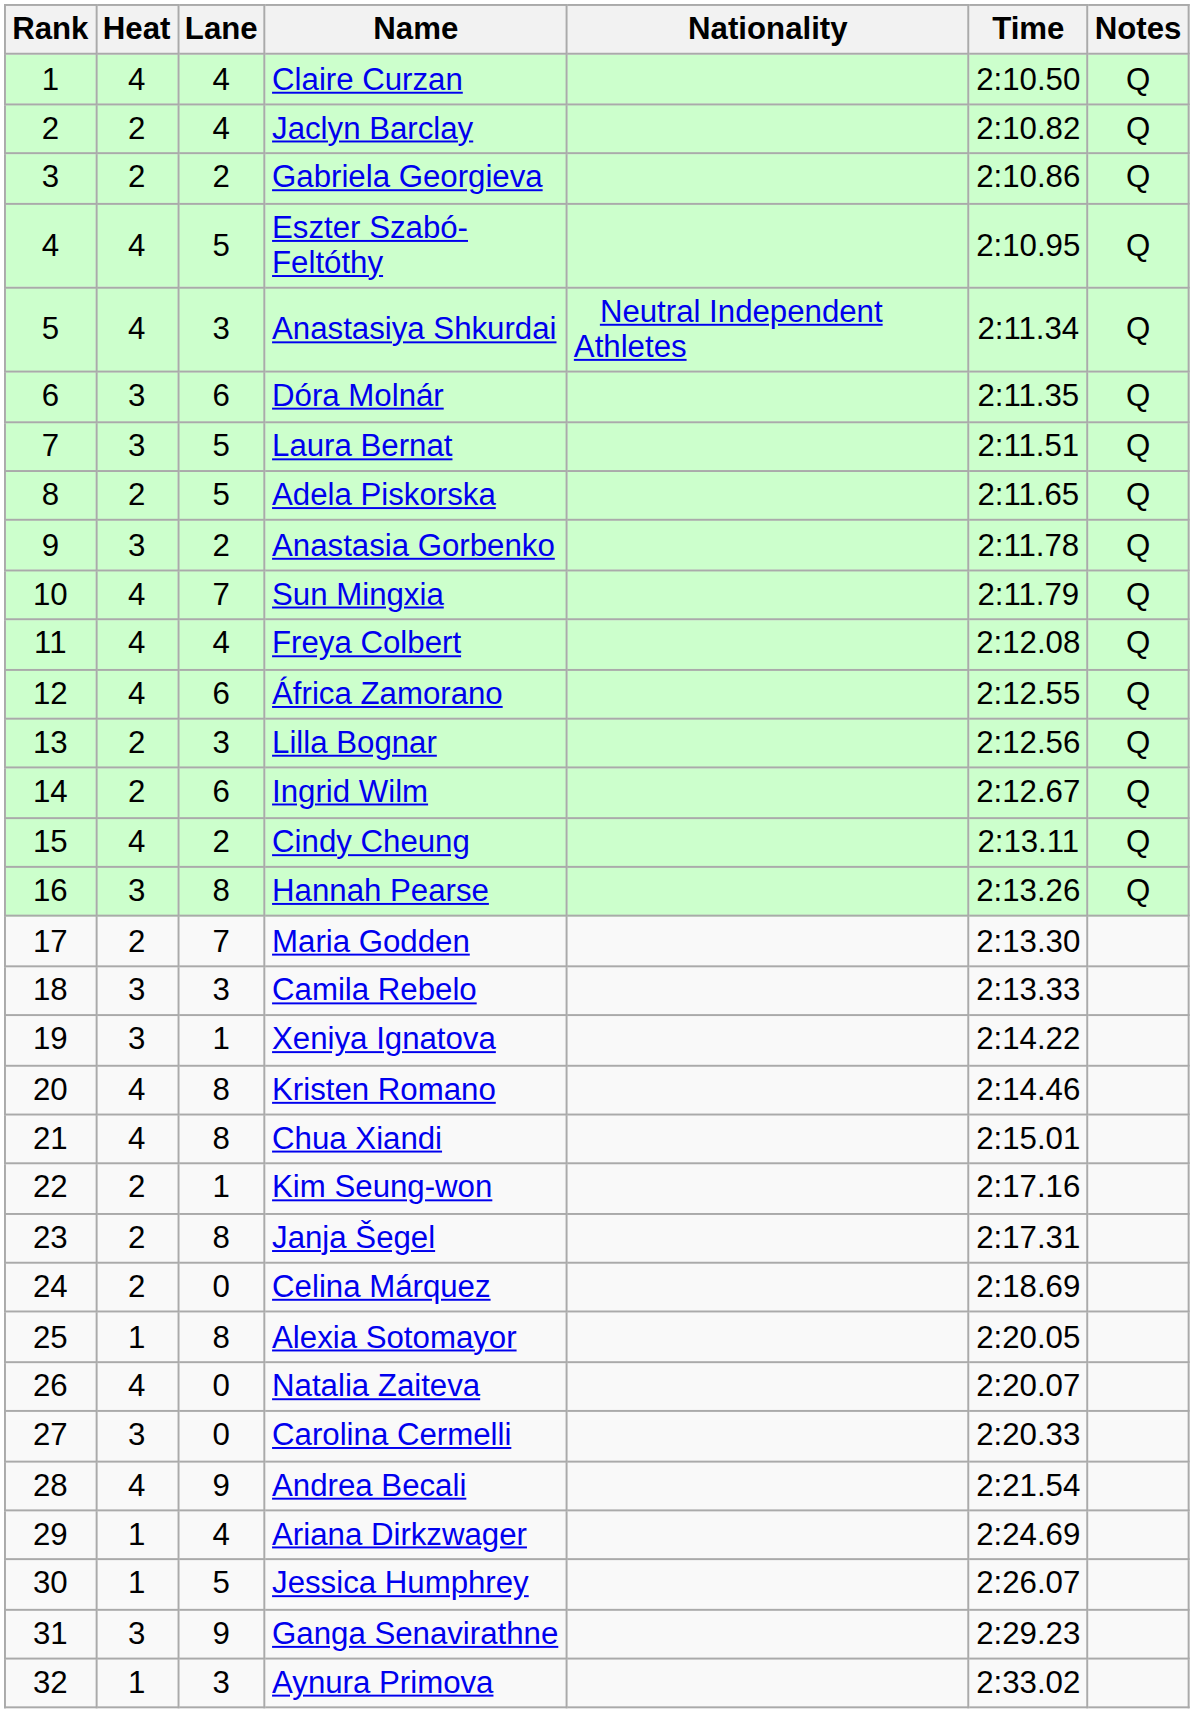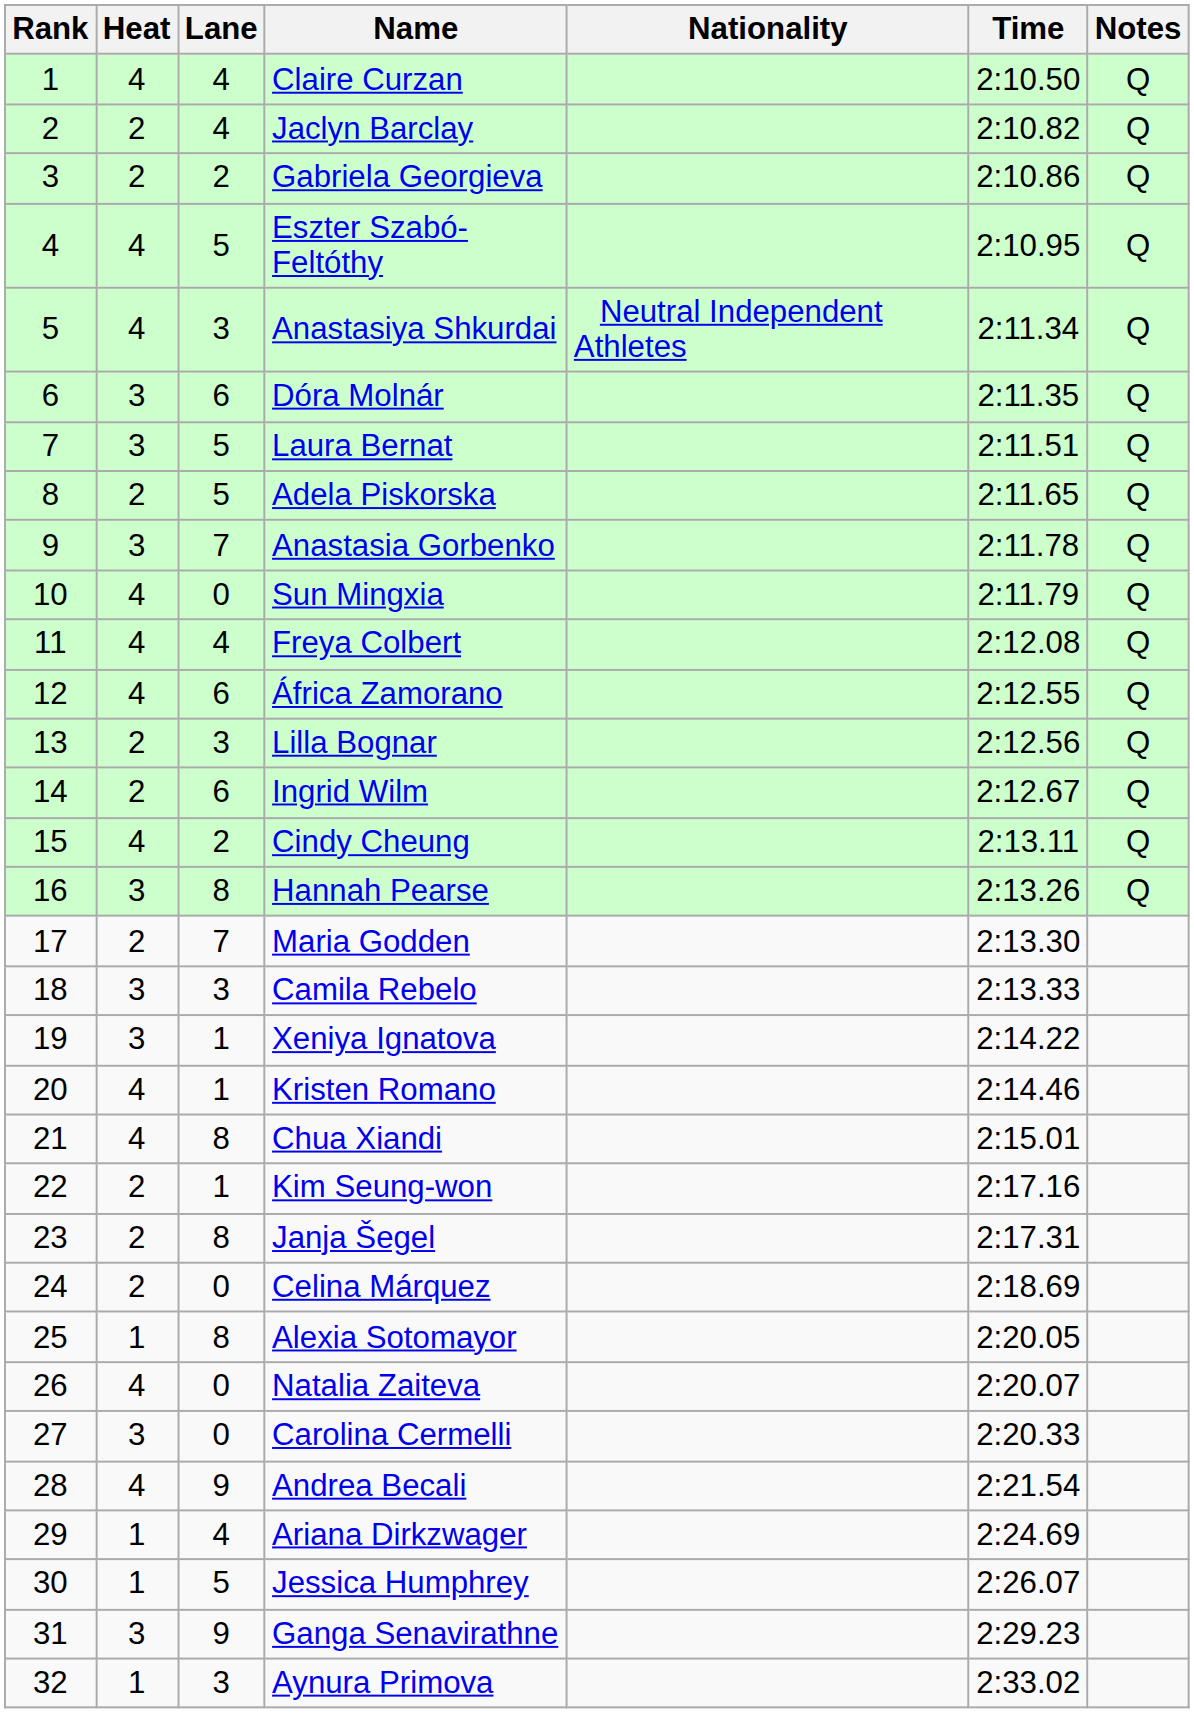(221, 544) 2 -> (221, 544) 7
(221, 594) 7 -> (221, 594) 0
(221, 1089) 8 -> (221, 1089) 1
